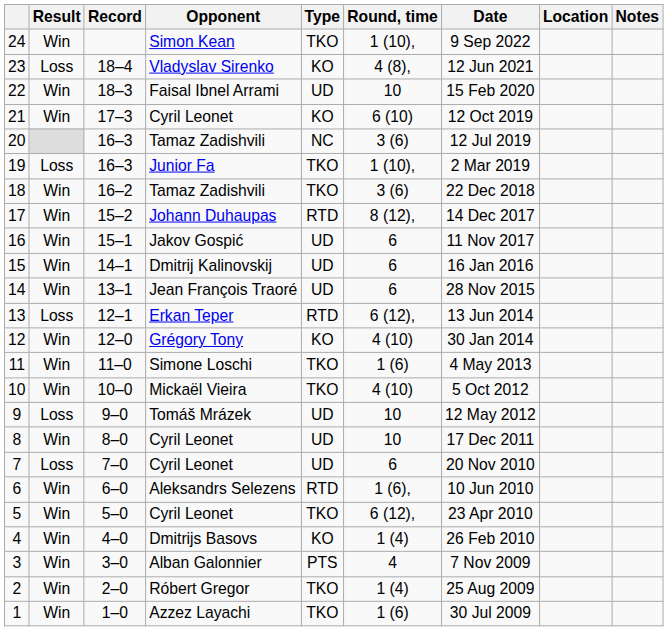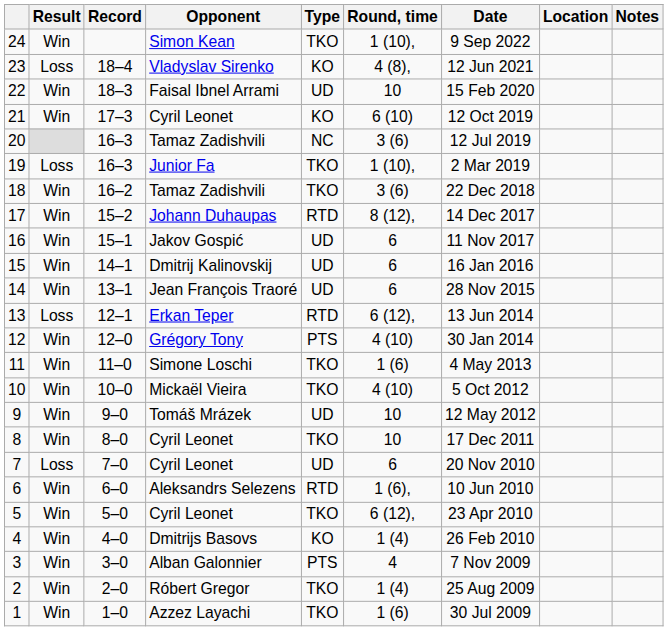(322, 340) KO -> (322, 340) PTS
(57, 414) Loss -> (57, 414) Win
(322, 439) UD -> (322, 439) TKO
